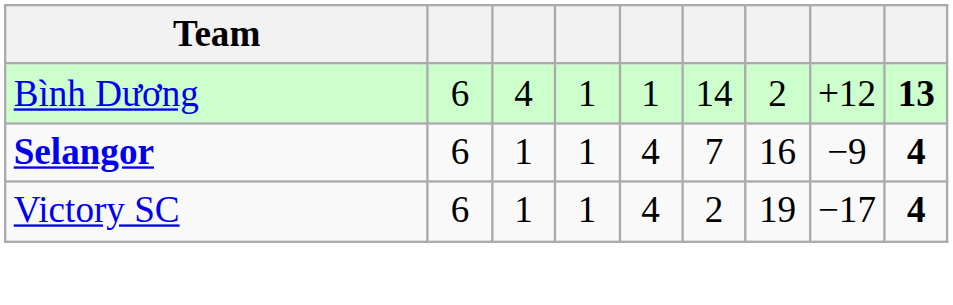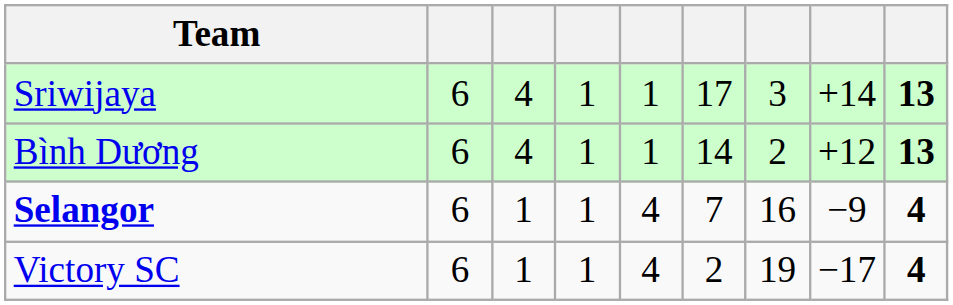+ row: (85, 92)
